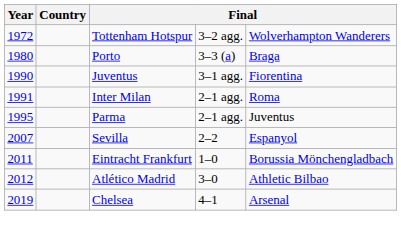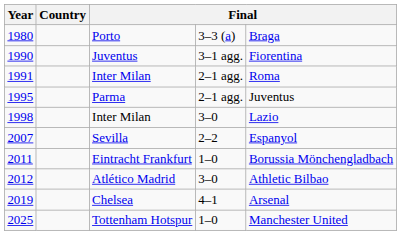- row: (20, 35)
+ row: (20, 117)
+ row: (20, 220)
